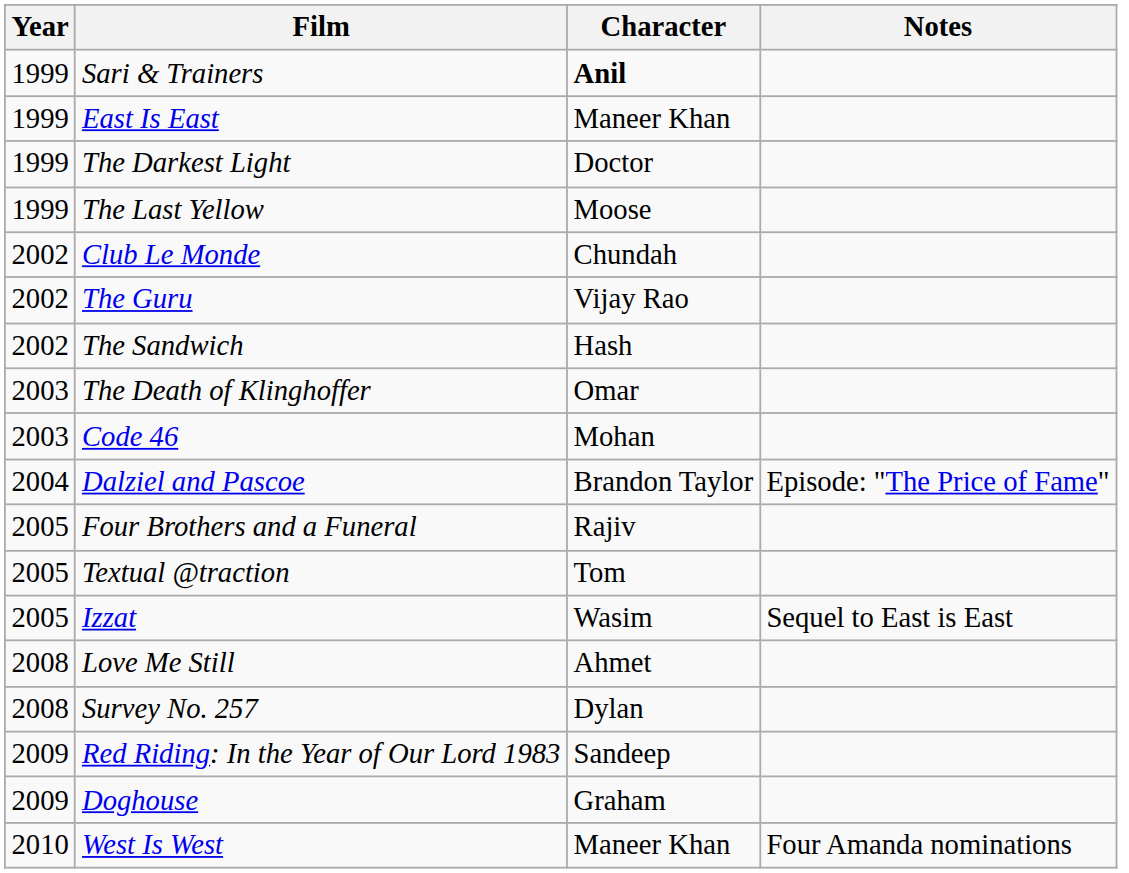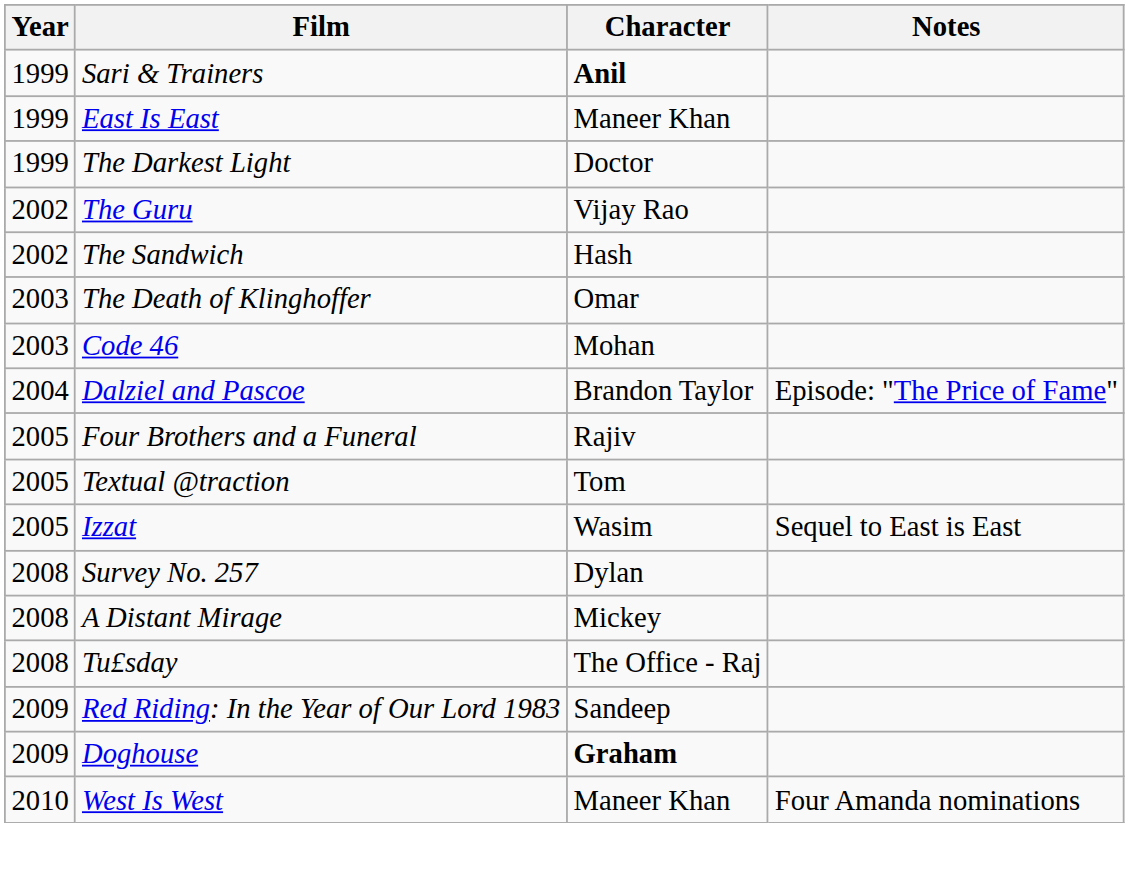- row: (173, 208)
- row: (171, 254)
- row: (158, 663)
+ row: (182, 617)
+ row: (130, 663)
(620, 799) normal -> (625, 753) bold
